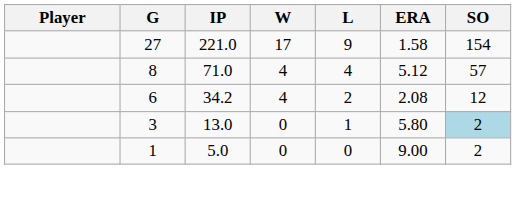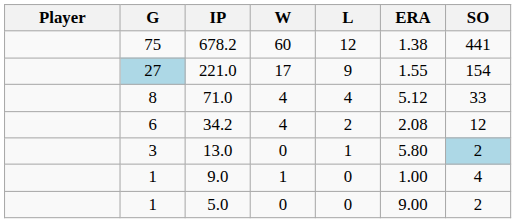+ row: (218, 44)
(153, 44) no background -> (153, 71) lightblue background
(413, 44) 1.58 -> (413, 71) 1.55
(478, 71) 57 -> (478, 97) 33
+ row: (218, 177)
